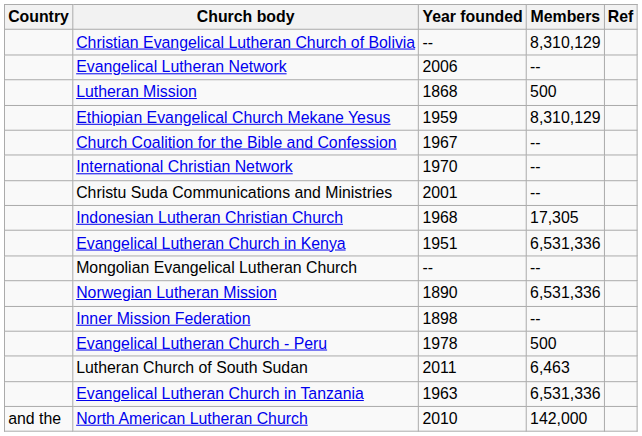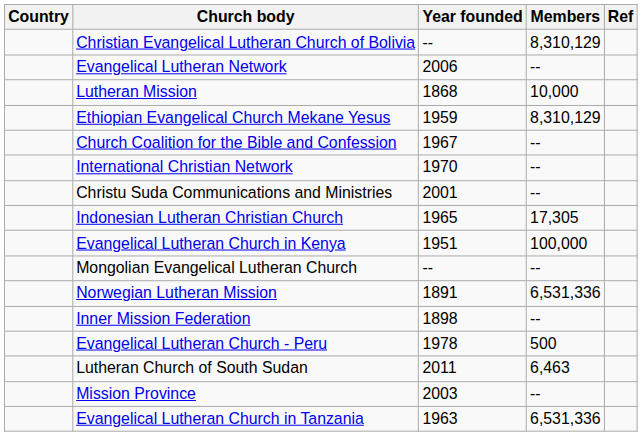(543, 92) 500 -> (554, 92) 10,000
(440, 218) 1968 -> (440, 218) 1965
(565, 243) 6,531,336 -> (559, 243) 100,000
(440, 293) 1890 -> (440, 293) 1891
+ row: (136, 393)
- row: (192, 419)
